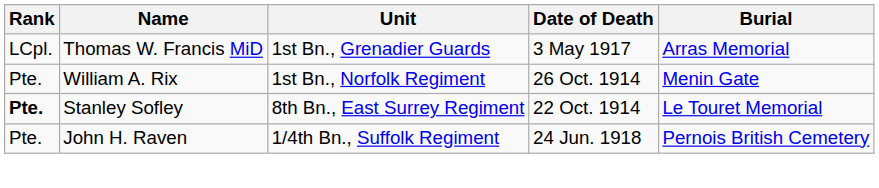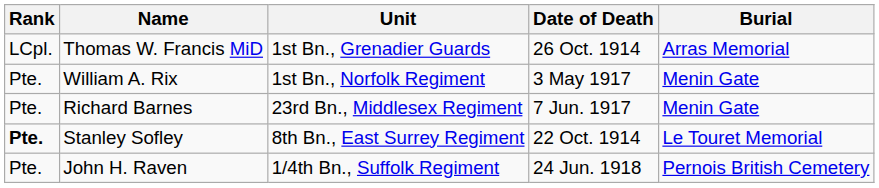(582, 49) 3 May 1917 -> (587, 49) 26 Oct. 1914
(587, 78) 26 Oct. 1914 -> (582, 78) 3 May 1917
+ row: (128, 108)
